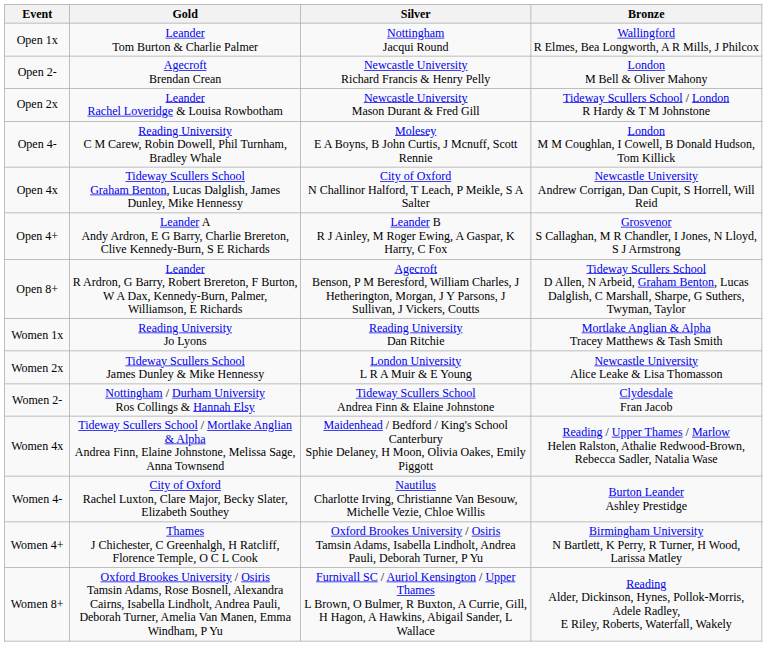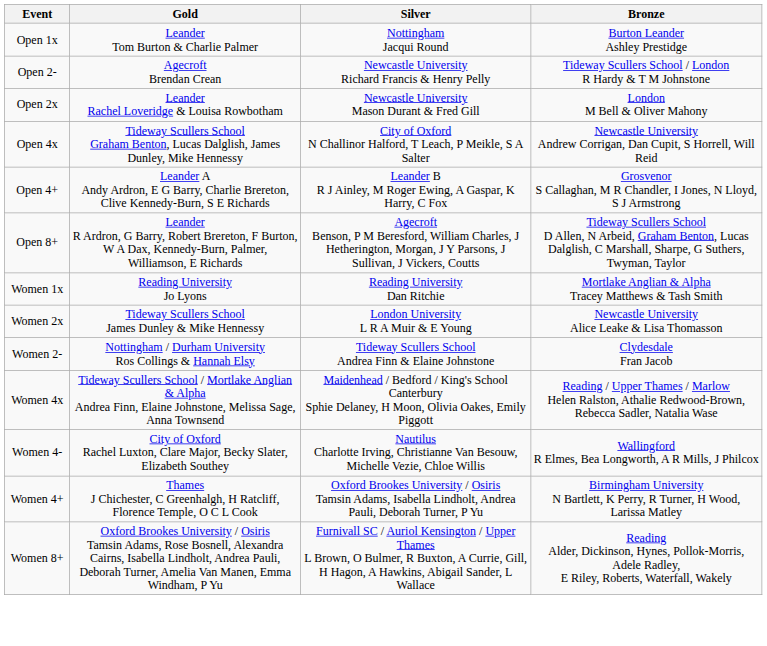(646, 39) Wallingford R Elmes, Bea Longworth, A R Mills, J Philcox -> (646, 39) Burton Leander Ashley Prestidge
(646, 72) London M Bell & Oliver Mahony -> (646, 72) Tideway Scullers School / London R Hardy & T M Johnstone
(646, 104) Tideway Scullers School / London R Hardy & T M Johnstone -> (646, 104) London M Bell & Oliver Mahony
- row: (37, 144)
(646, 498) Burton Leander Ashley Prestidge -> (646, 452) Wallingford R Elmes, Bea Longworth, A R Mills, J Philcox
